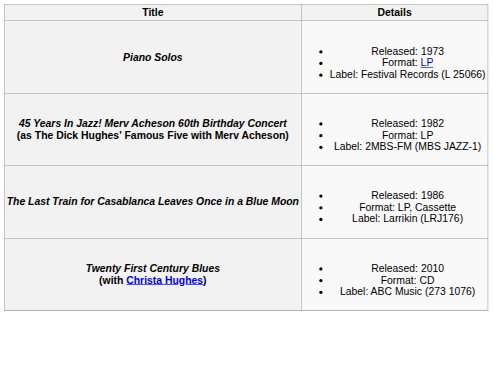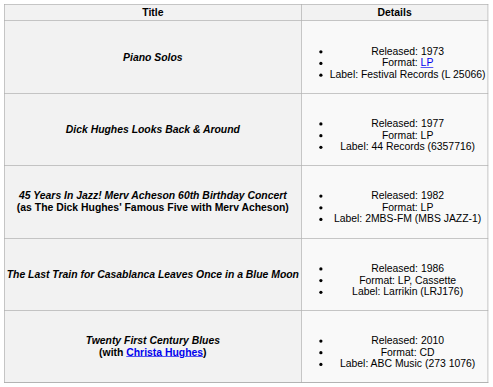+ row: (153, 129)
